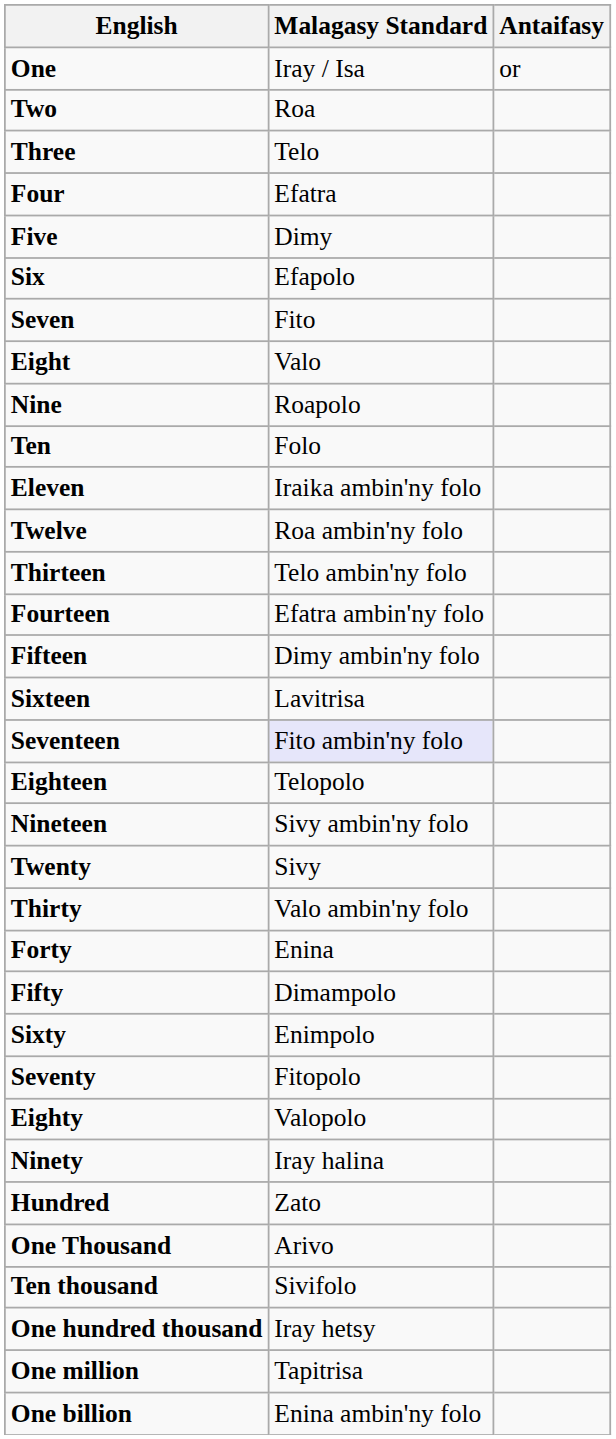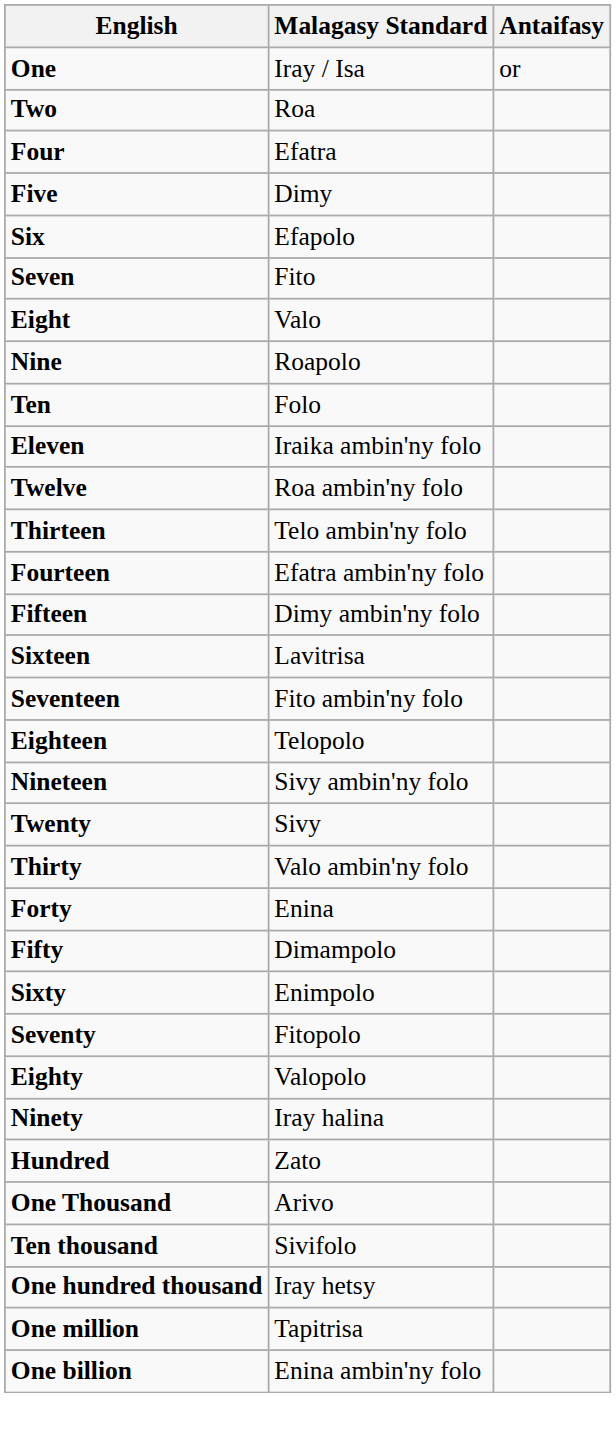- row: (43, 152)
(369, 740) lavender background -> (369, 698) no background
